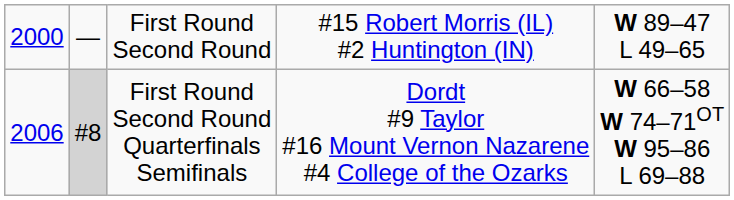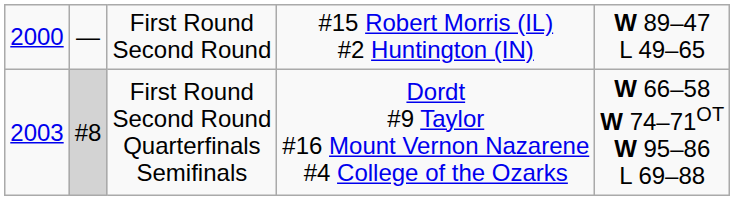(37, 132) 2006 -> (37, 132) 2003
